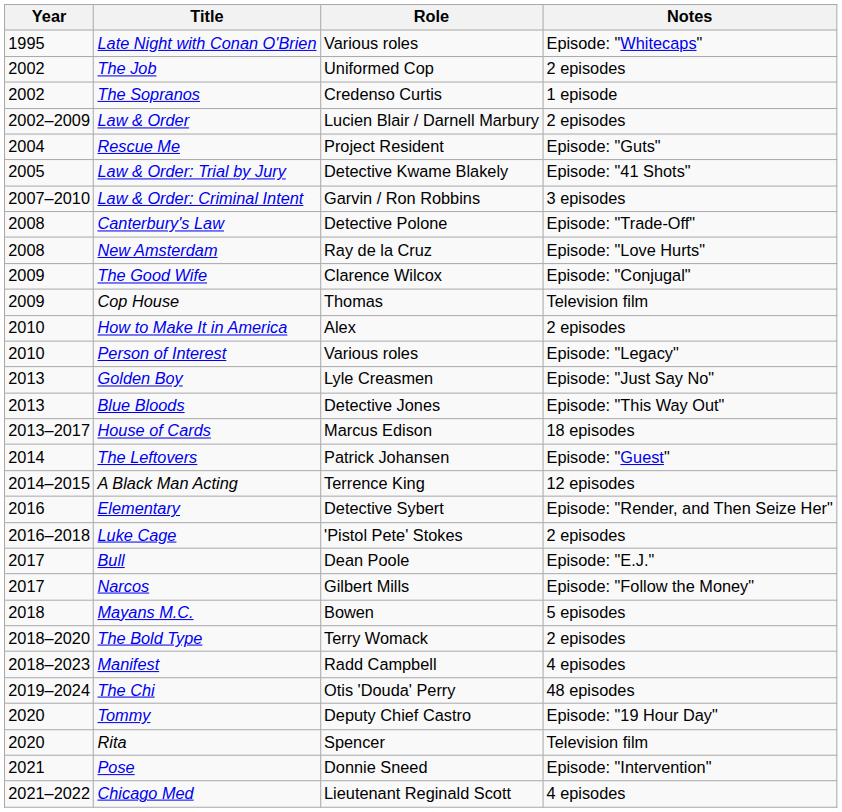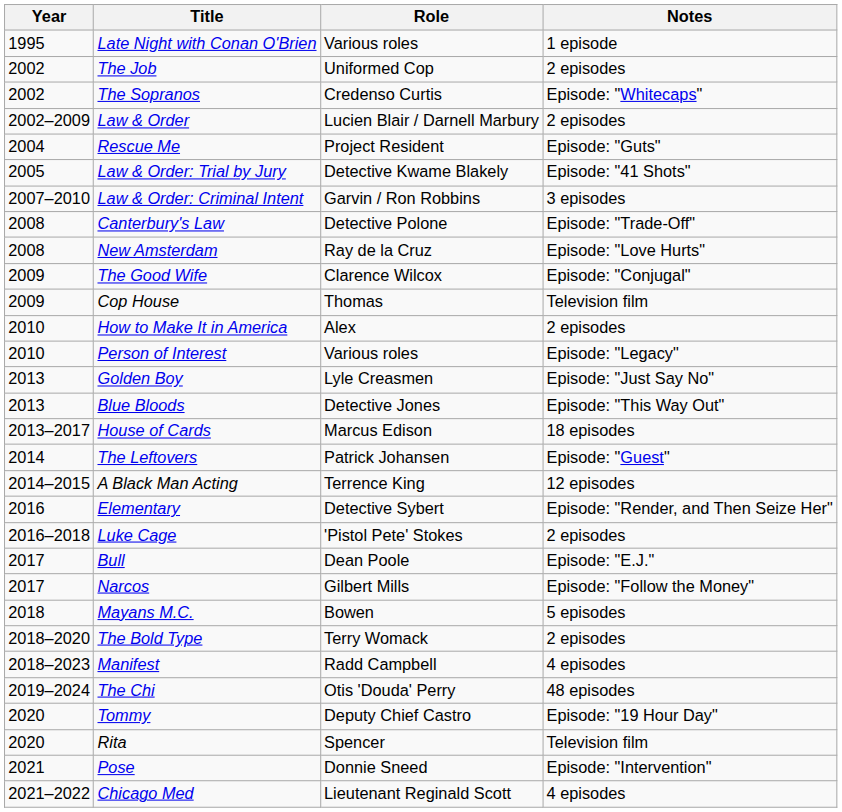(624, 43) Episode: "Whitecaps" -> (582, 43) 1 episode
(582, 95) 1 episode -> (624, 95) Episode: "Whitecaps"
